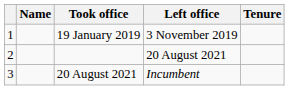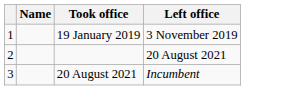- column: (262, 14)
